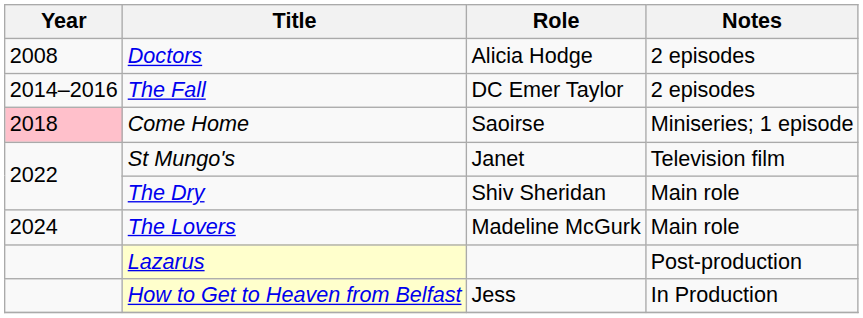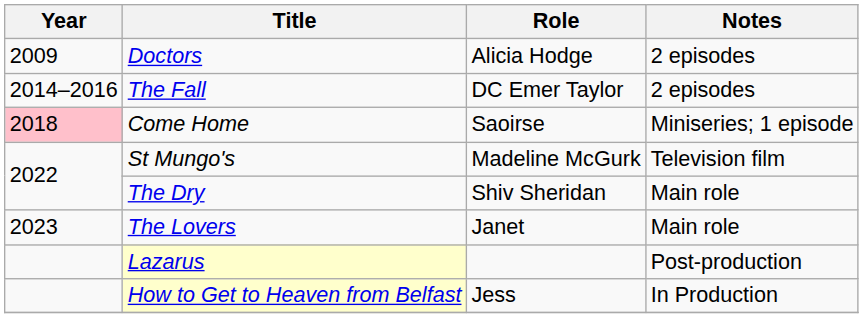(34, 55) 2008 -> (34, 55) 2009
(498, 158) Janet -> (556, 158) Madeline McGurk
(34, 227) 2024 -> (34, 227) 2023
(556, 227) Madeline McGurk -> (498, 227) Janet
